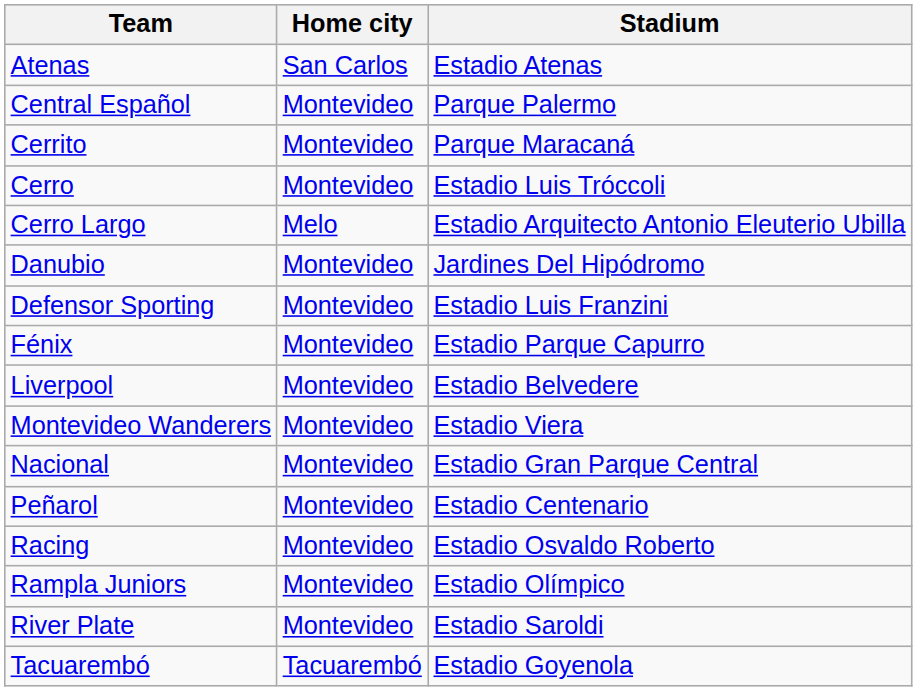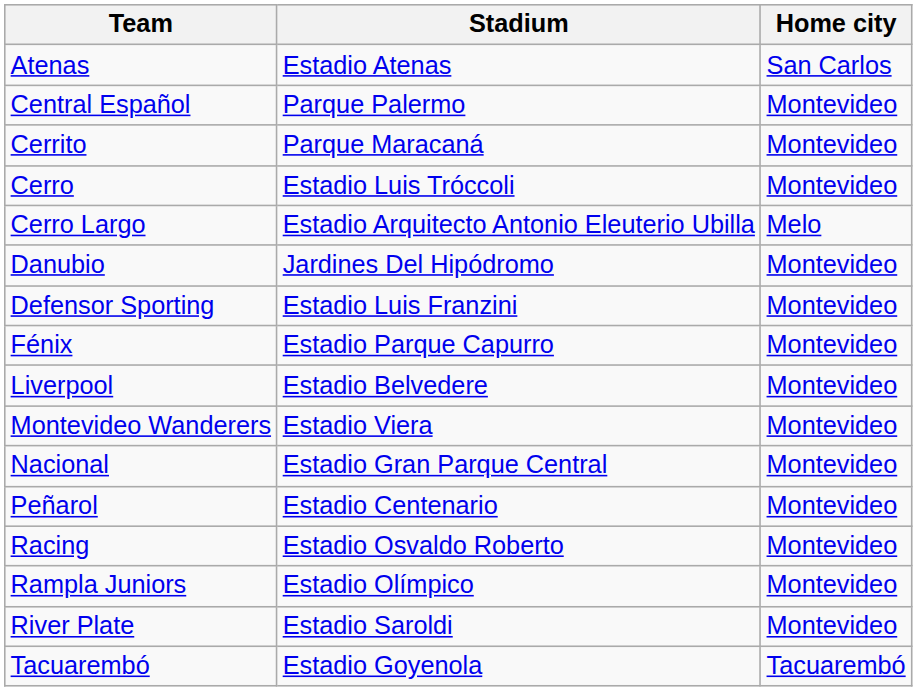columns swapped: (352, 24) <-> (670, 24)
